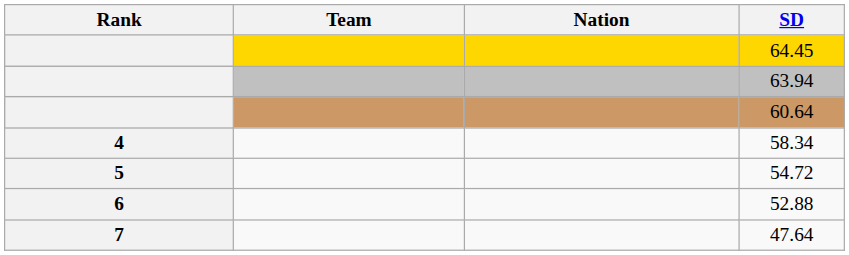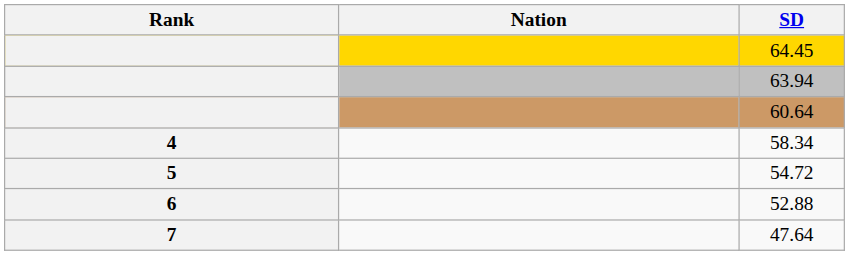- column: (349, 19)
